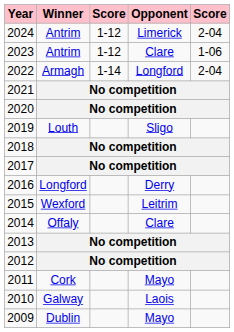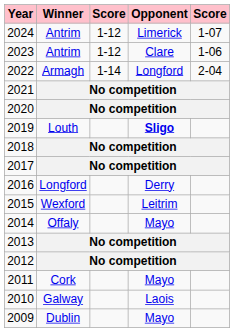(210, 33) 2-04 -> (210, 33) 1-07
(159, 128) normal -> (159, 128) bold
(159, 223) Clare -> (159, 223) Mayo
